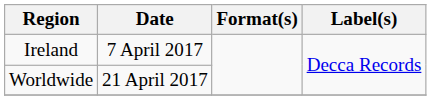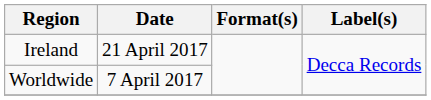(155, 49) 7 April 2017 -> (155, 49) 21 April 2017
(155, 79) 21 April 2017 -> (155, 79) 7 April 2017
